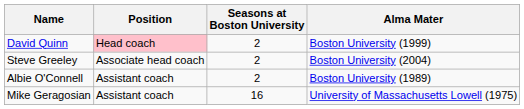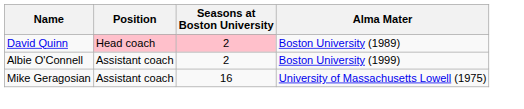(257, 43) no background -> (226, 43) pink background
(370, 43) Boston University (1999) -> (339, 43) Boston University (1989)
- row: (42, 61)
(370, 78) Boston University (1989) -> (339, 61) Boston University (1999)
